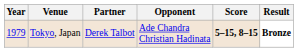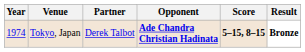(16, 34) 1979 -> (16, 34) 1974
(175, 34) normal -> (178, 34) bold
